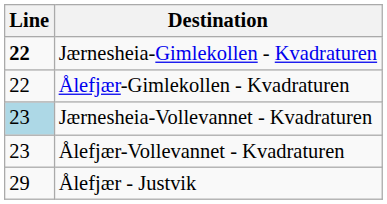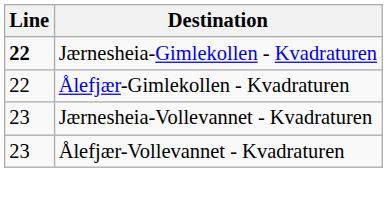(20, 118) lightblue background -> (20, 118) no background
- row: (127, 183)
